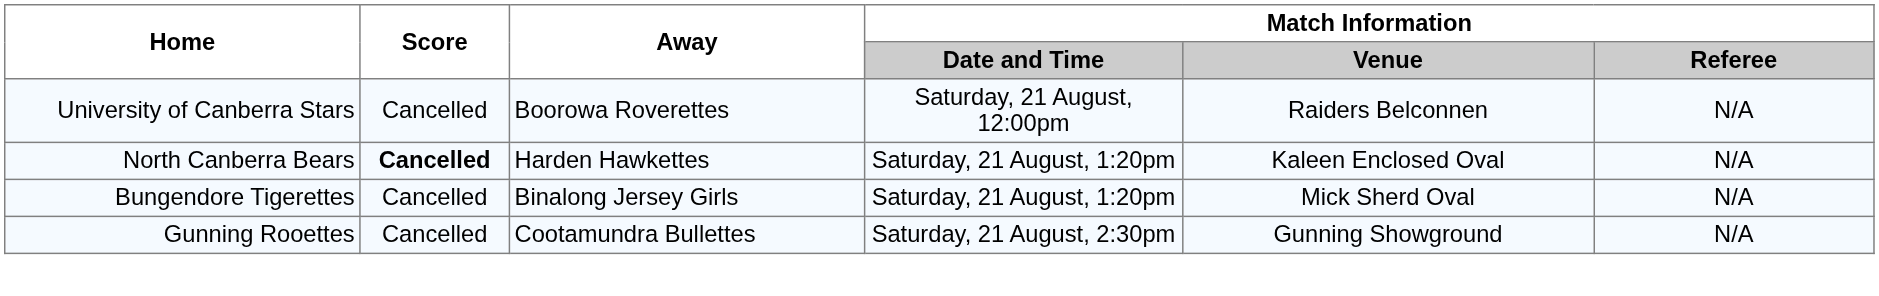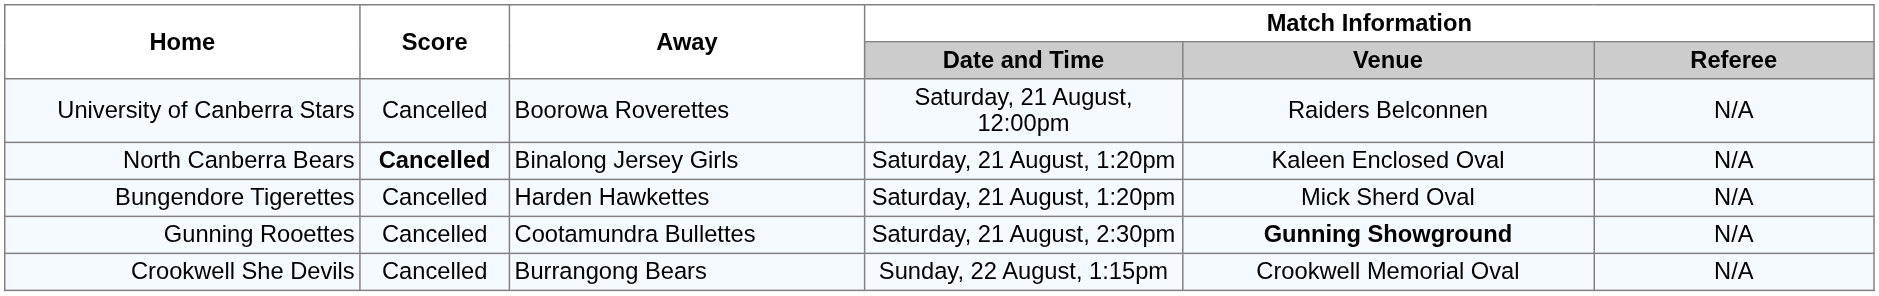(612, 160) Harden Hawkettes -> (626, 160) Binalong Jersey Girls
(626, 197) Binalong Jersey Girls -> (612, 197) Harden Hawkettes
(1388, 234) normal -> (1388, 234) bold
+ row: (243, 271)
